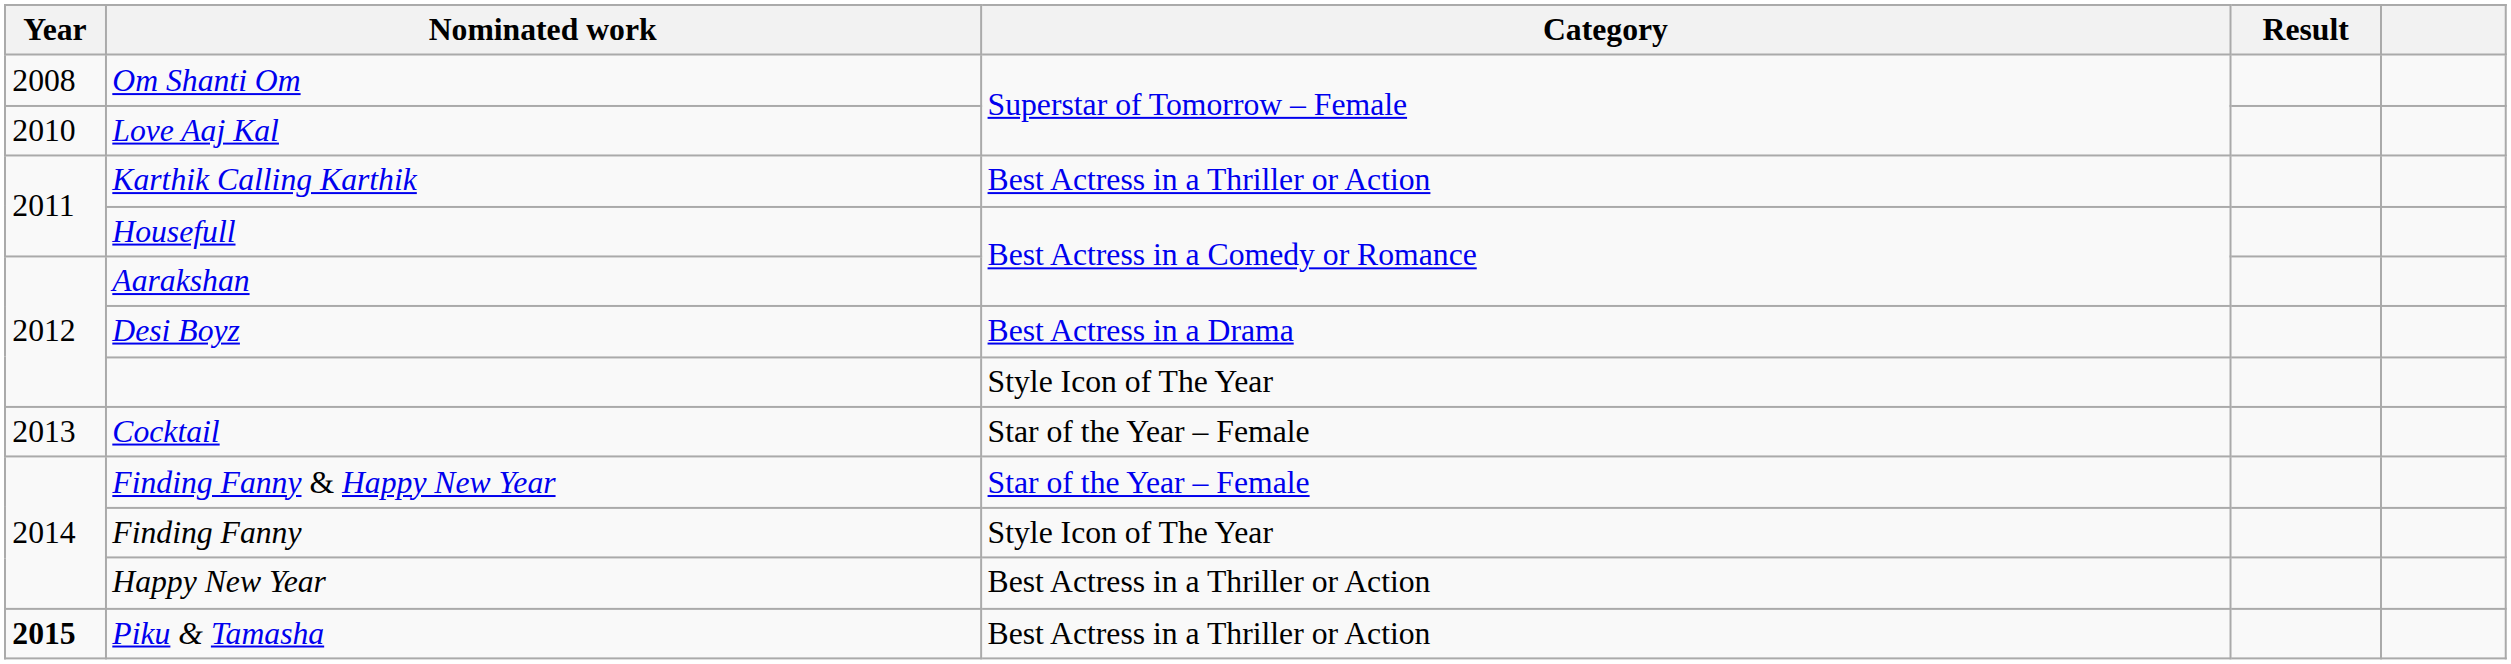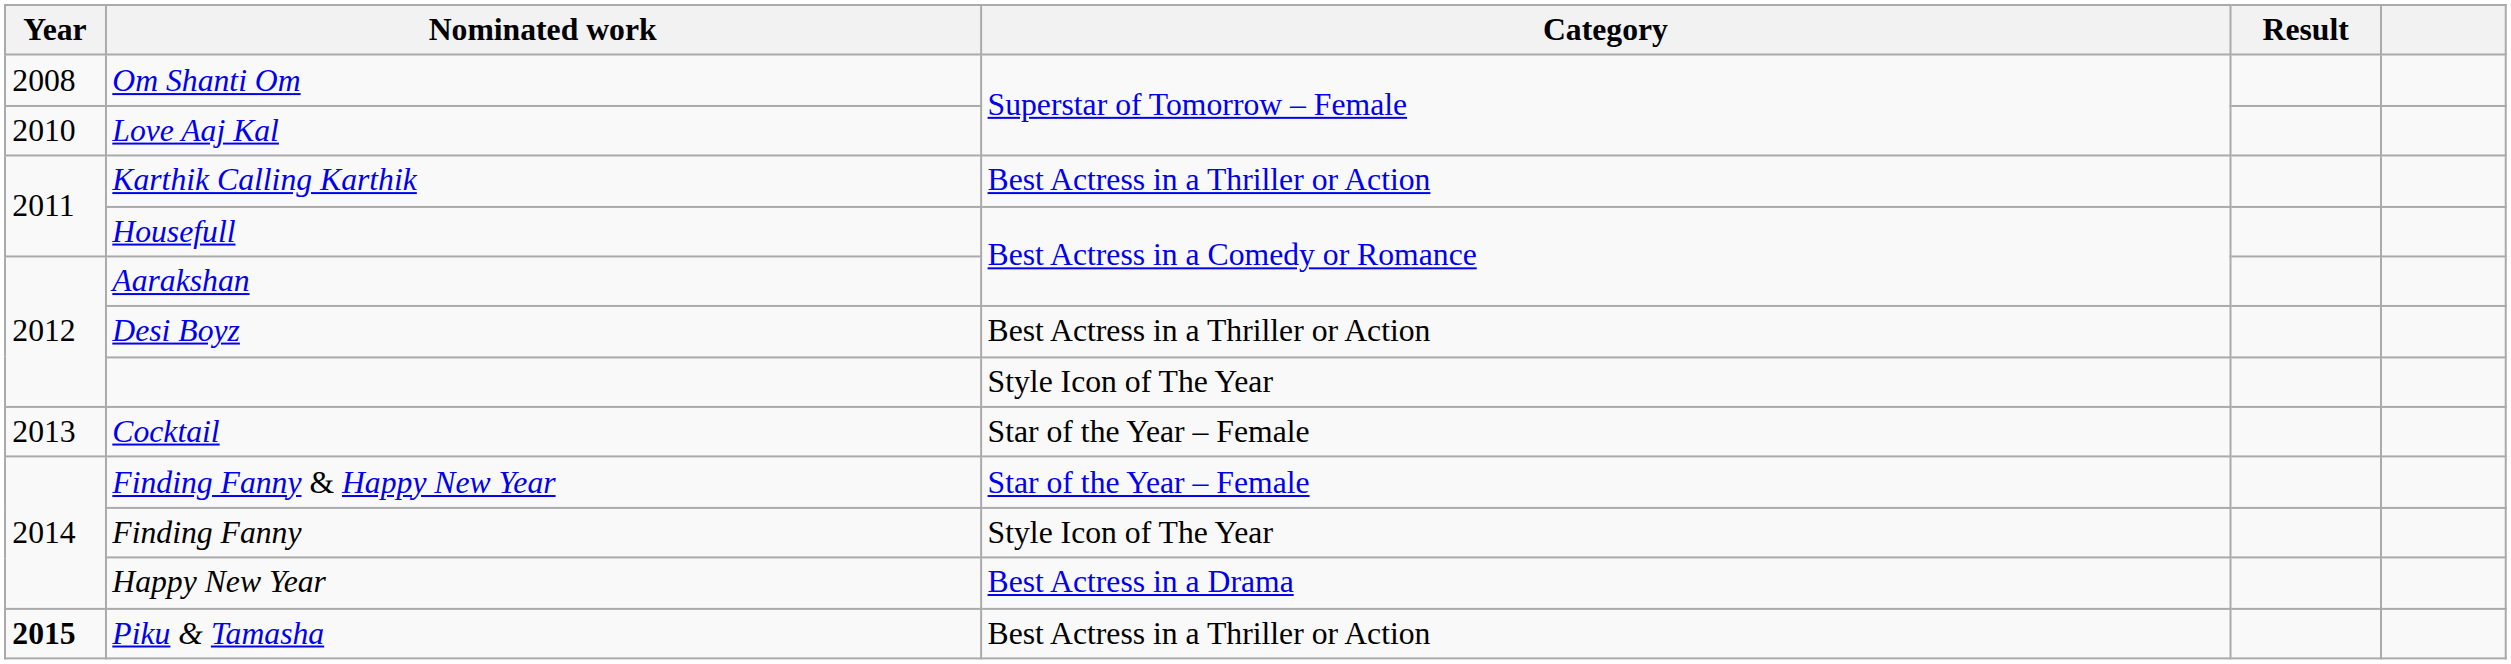(1141, 331) Best Actress in a Drama -> (1209, 331) Best Actress in a Thriller or Action
(1209, 582) Best Actress in a Thriller or Action -> (1141, 582) Best Actress in a Drama
